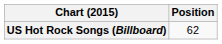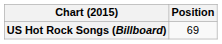(193, 30) 62 -> (193, 30) 69
